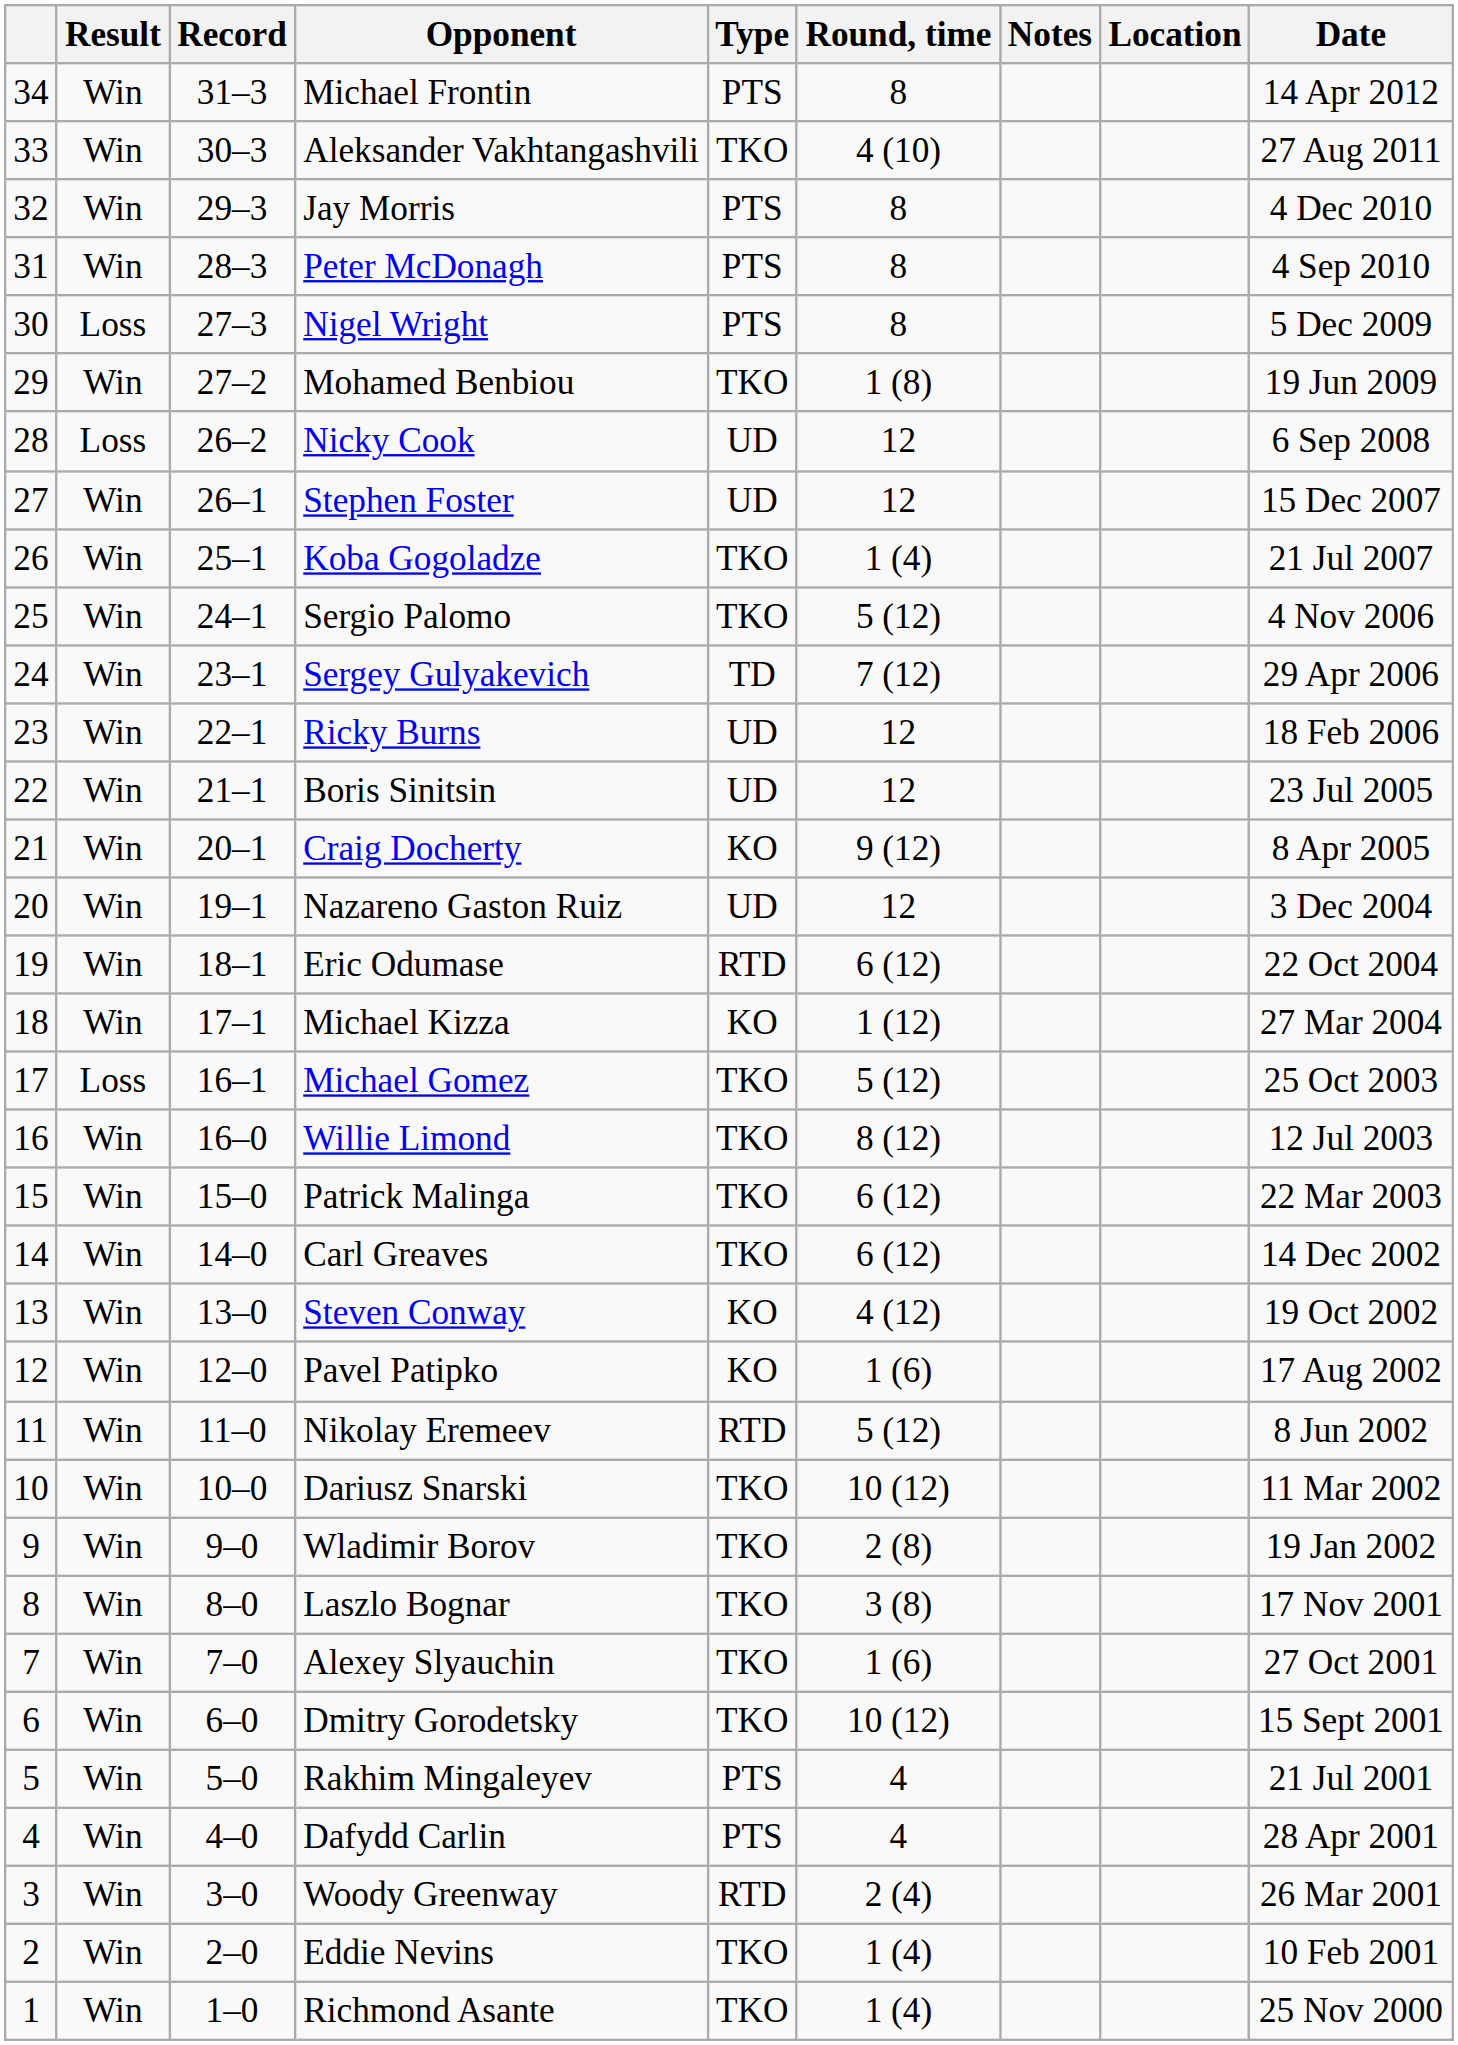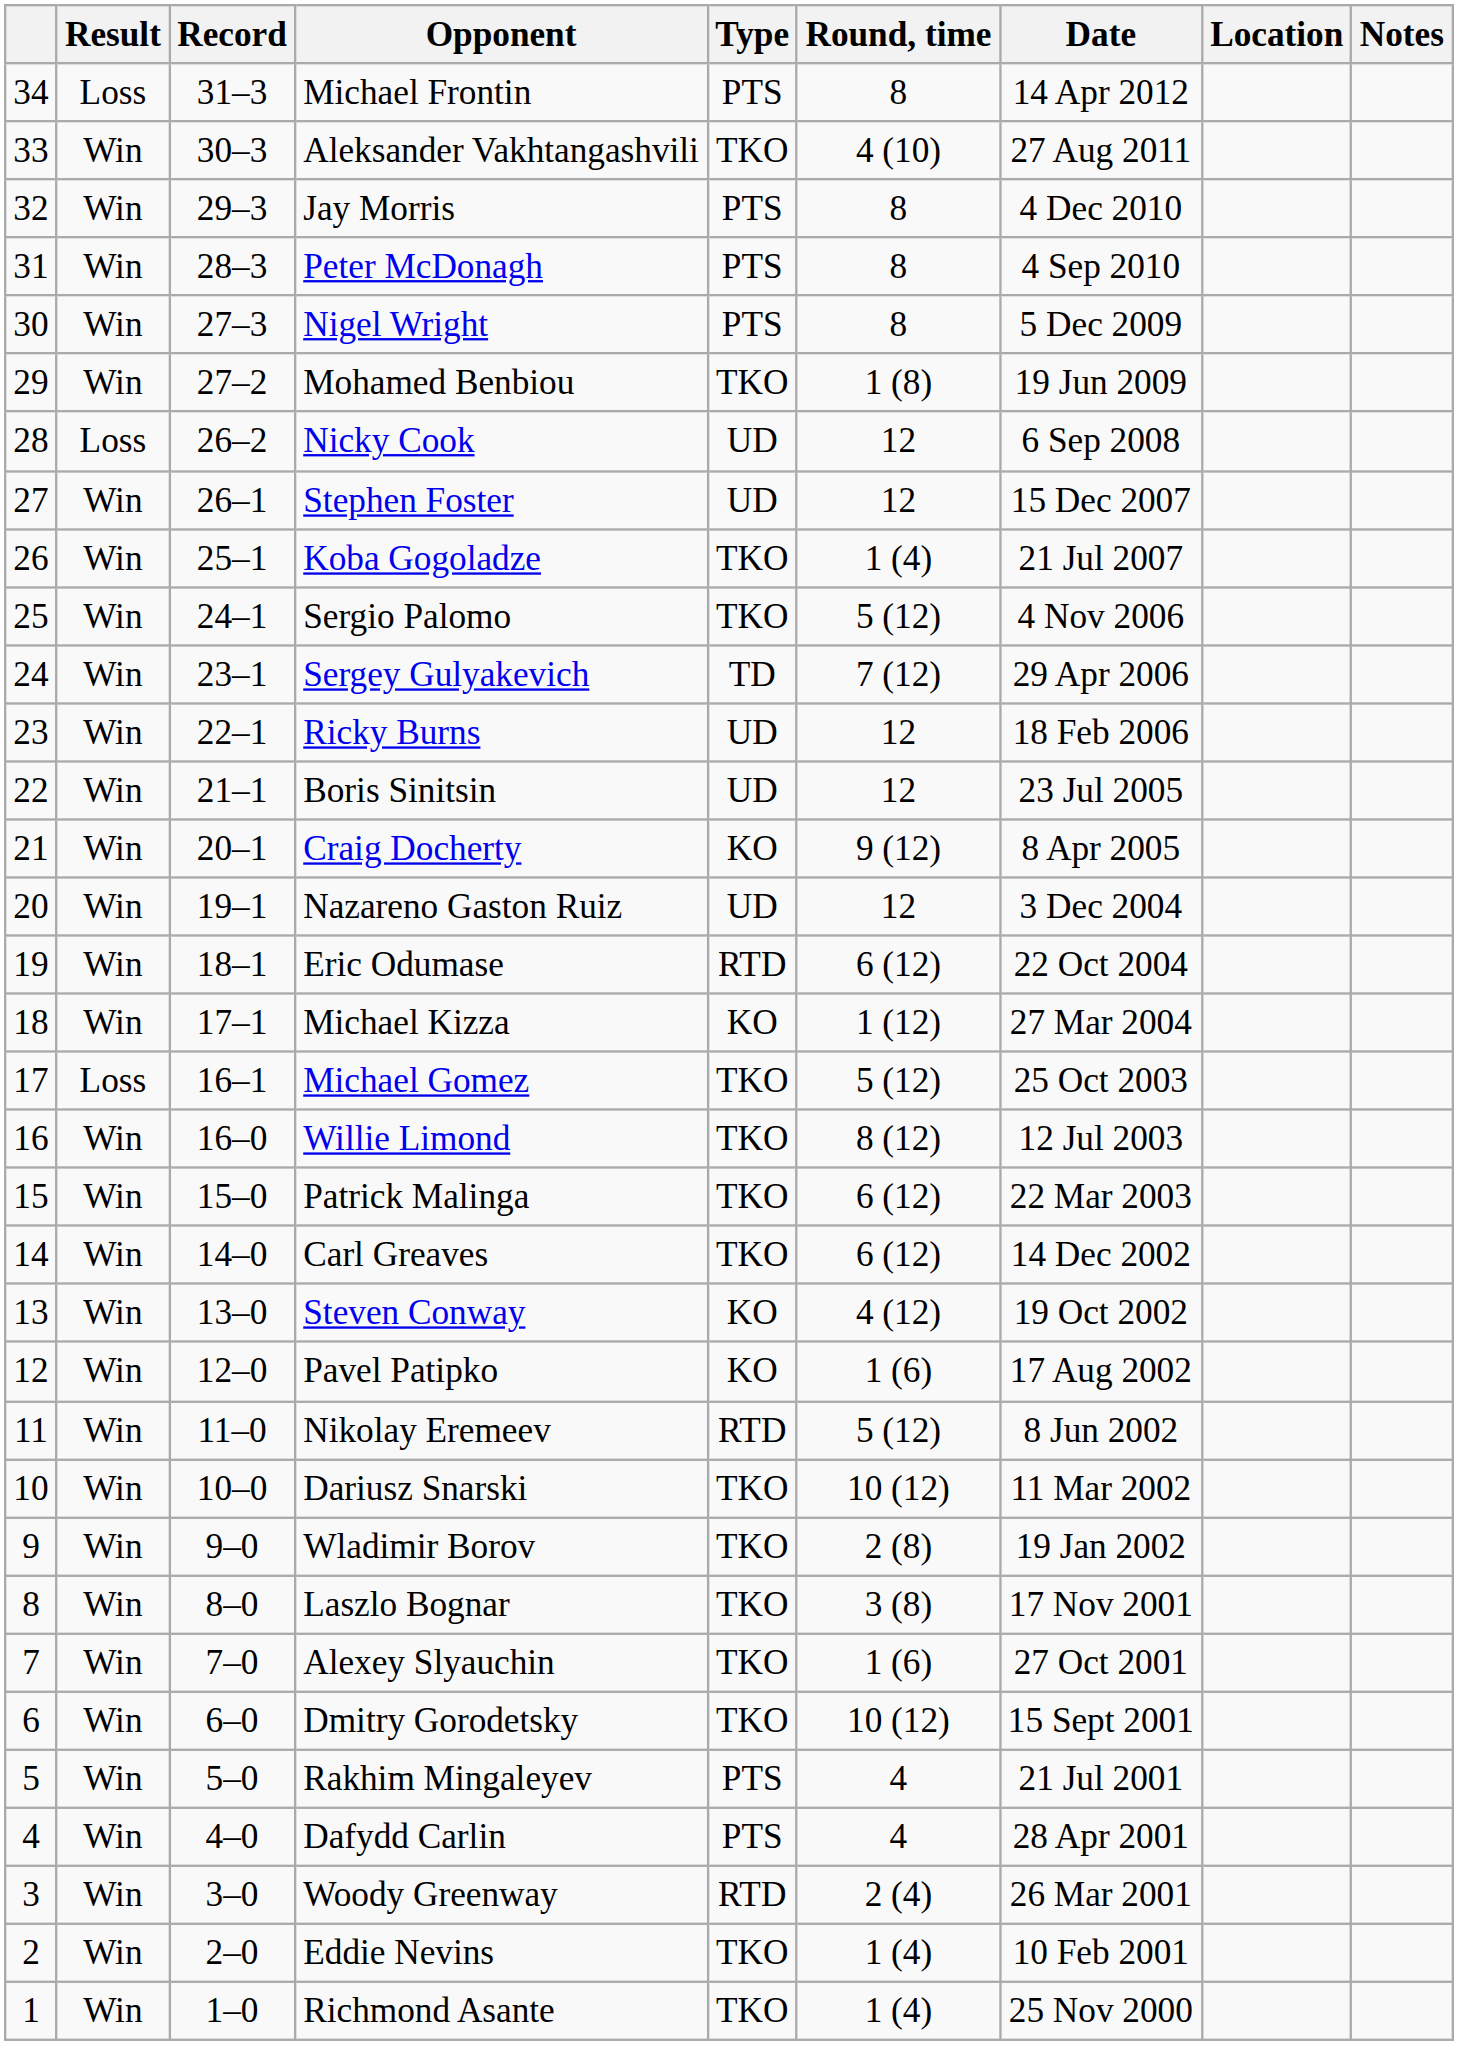columns swapped: (1351, 33) <-> (1050, 33)
(113, 91) Win -> (113, 91) Loss
(113, 324) Loss -> (113, 324) Win
